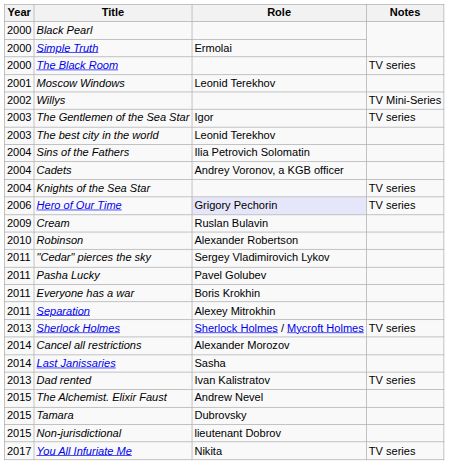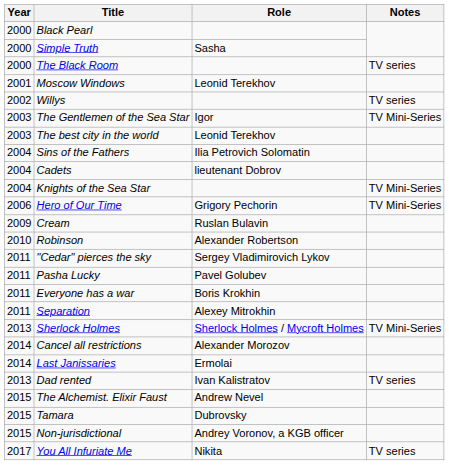(213, 48) Ermolai -> (210, 48) Sasha
(405, 100) TV Mini-Series -> (392, 100) TV series
(392, 118) TV series -> (405, 118) TV Mini-Series
(269, 170) Andrey Voronov, a KGB officer -> (238, 170) lieutenant Dobrov
(392, 188) TV series -> (405, 188) TV Mini-Series
(236, 205) lavender background -> (236, 205) no background
(392, 205) TV series -> (405, 205) TV Mini-Series
(392, 328) TV series -> (405, 328) TV Mini-Series
(210, 363) Sasha -> (213, 363) Ermolai
(238, 433) lieutenant Dobrov -> (269, 433) Andrey Voronov, a KGB officer
